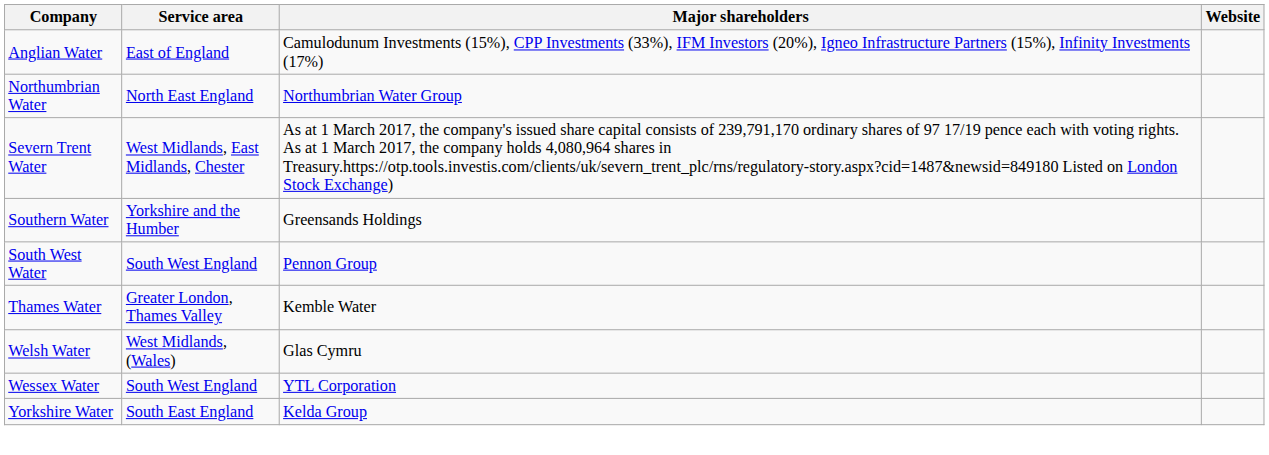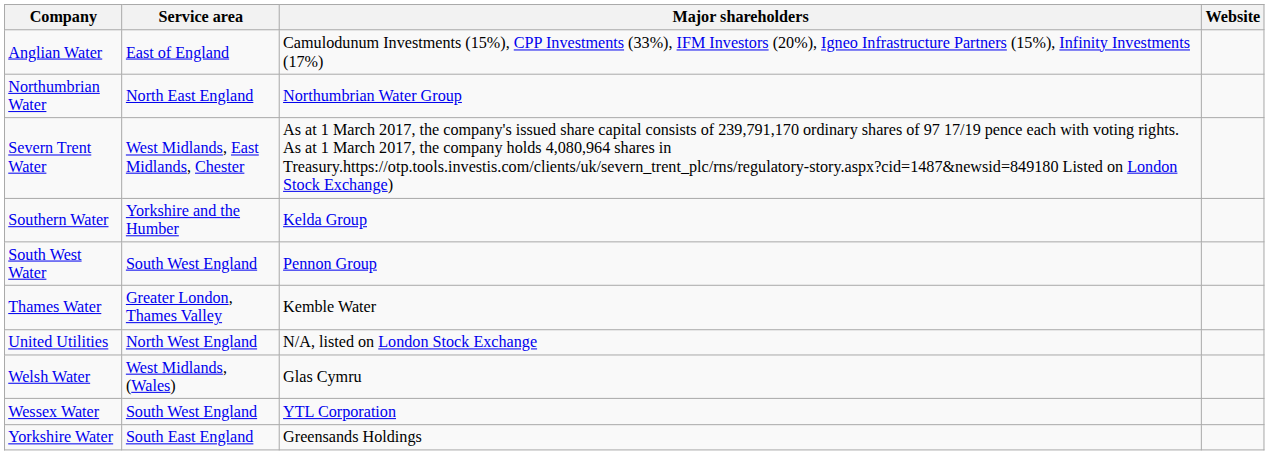(352, 219) Greensands Holdings -> (325, 219) Kelda Group
+ row: (58, 342)
(325, 411) Kelda Group -> (352, 437) Greensands Holdings
